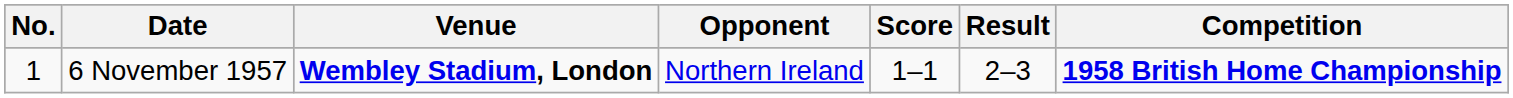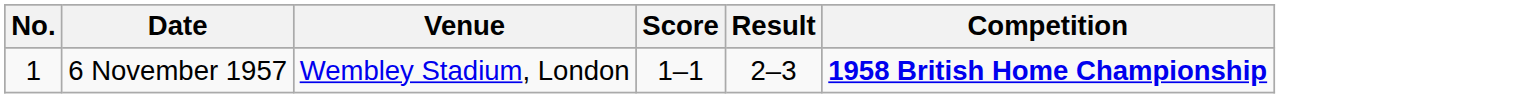- column: (764, 26)
(476, 69) bold -> (465, 69) normal
